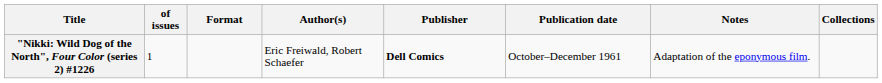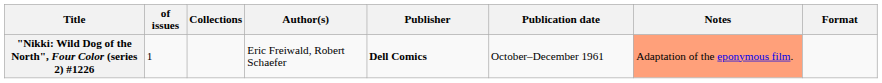columns swapped: (224, 19) <-> (848, 19)
(732, 56) no background -> (715, 56) lightsalmon background
